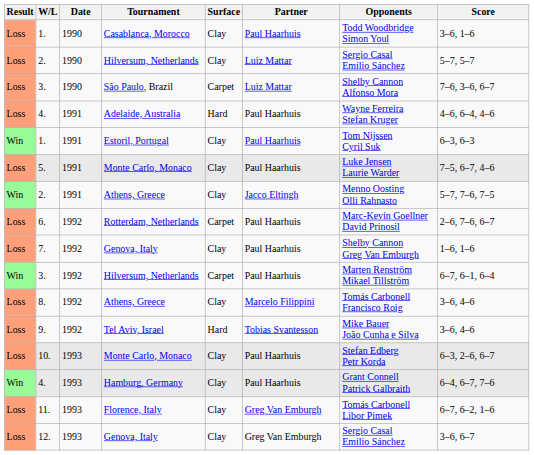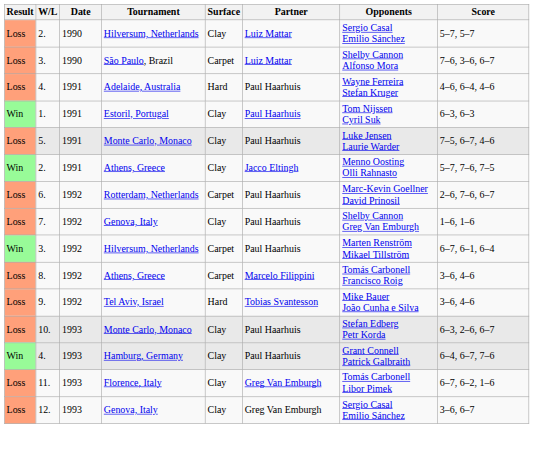- row: (42, 33)
(217, 302) Clay -> (221, 275) Carpet
